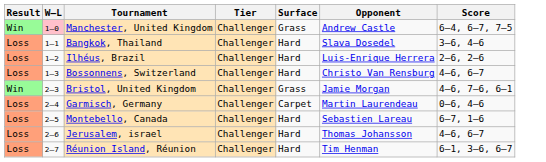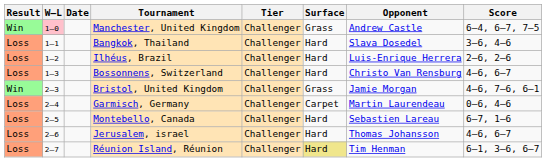+ column: (77, 12)
(289, 149) no background -> (316, 149) khaki background
